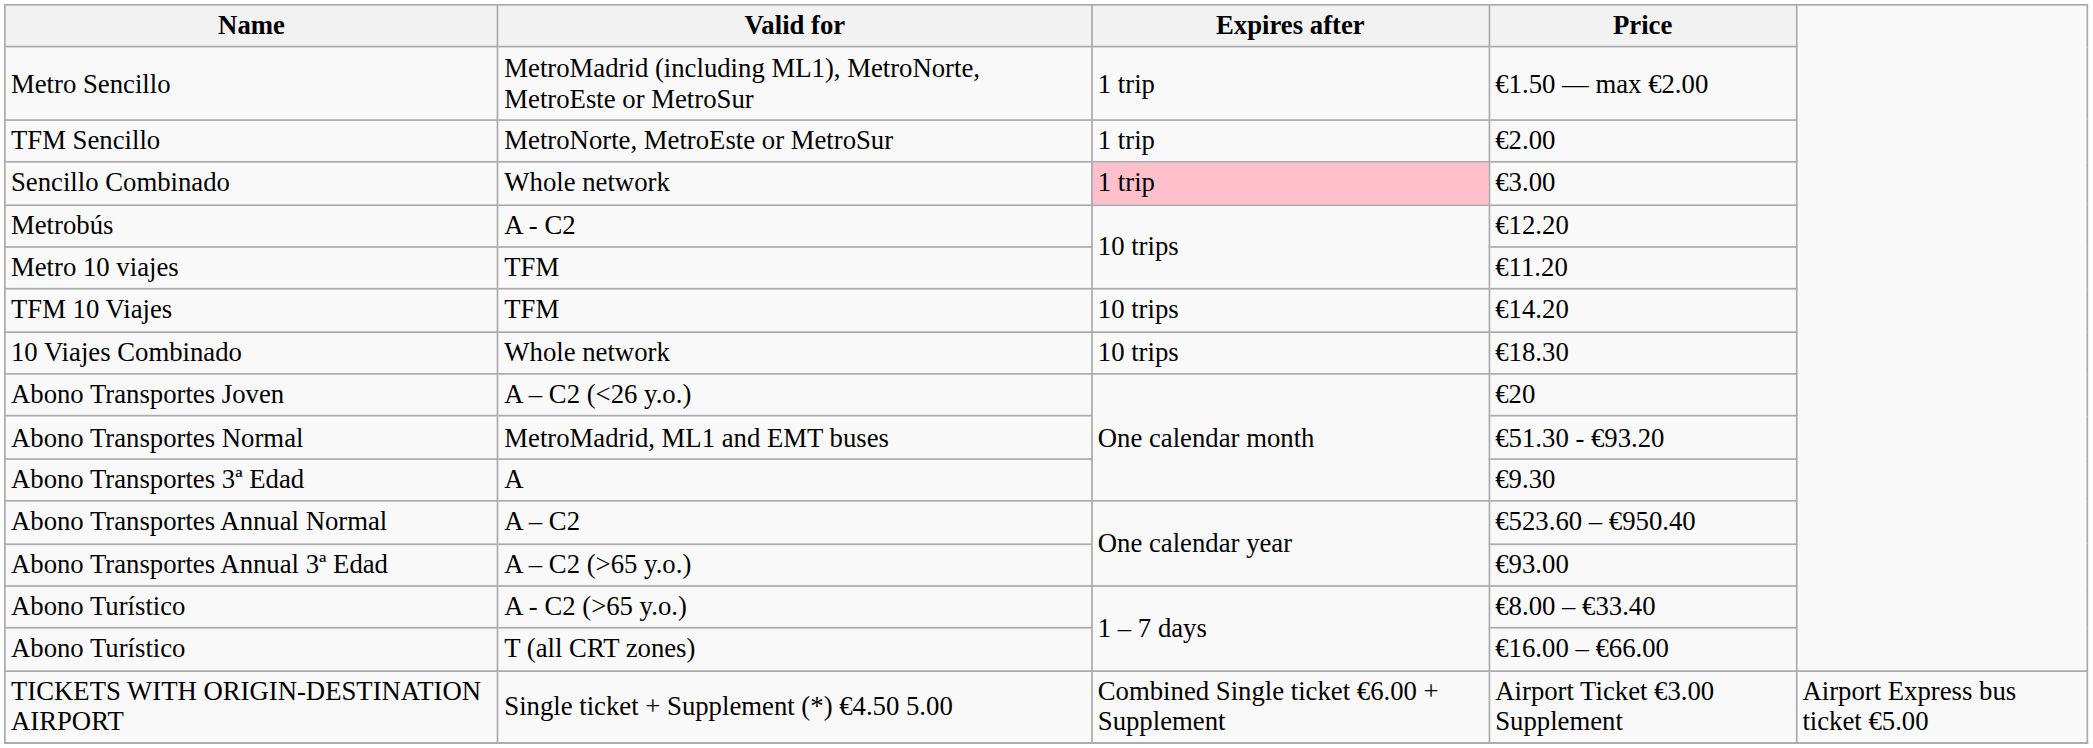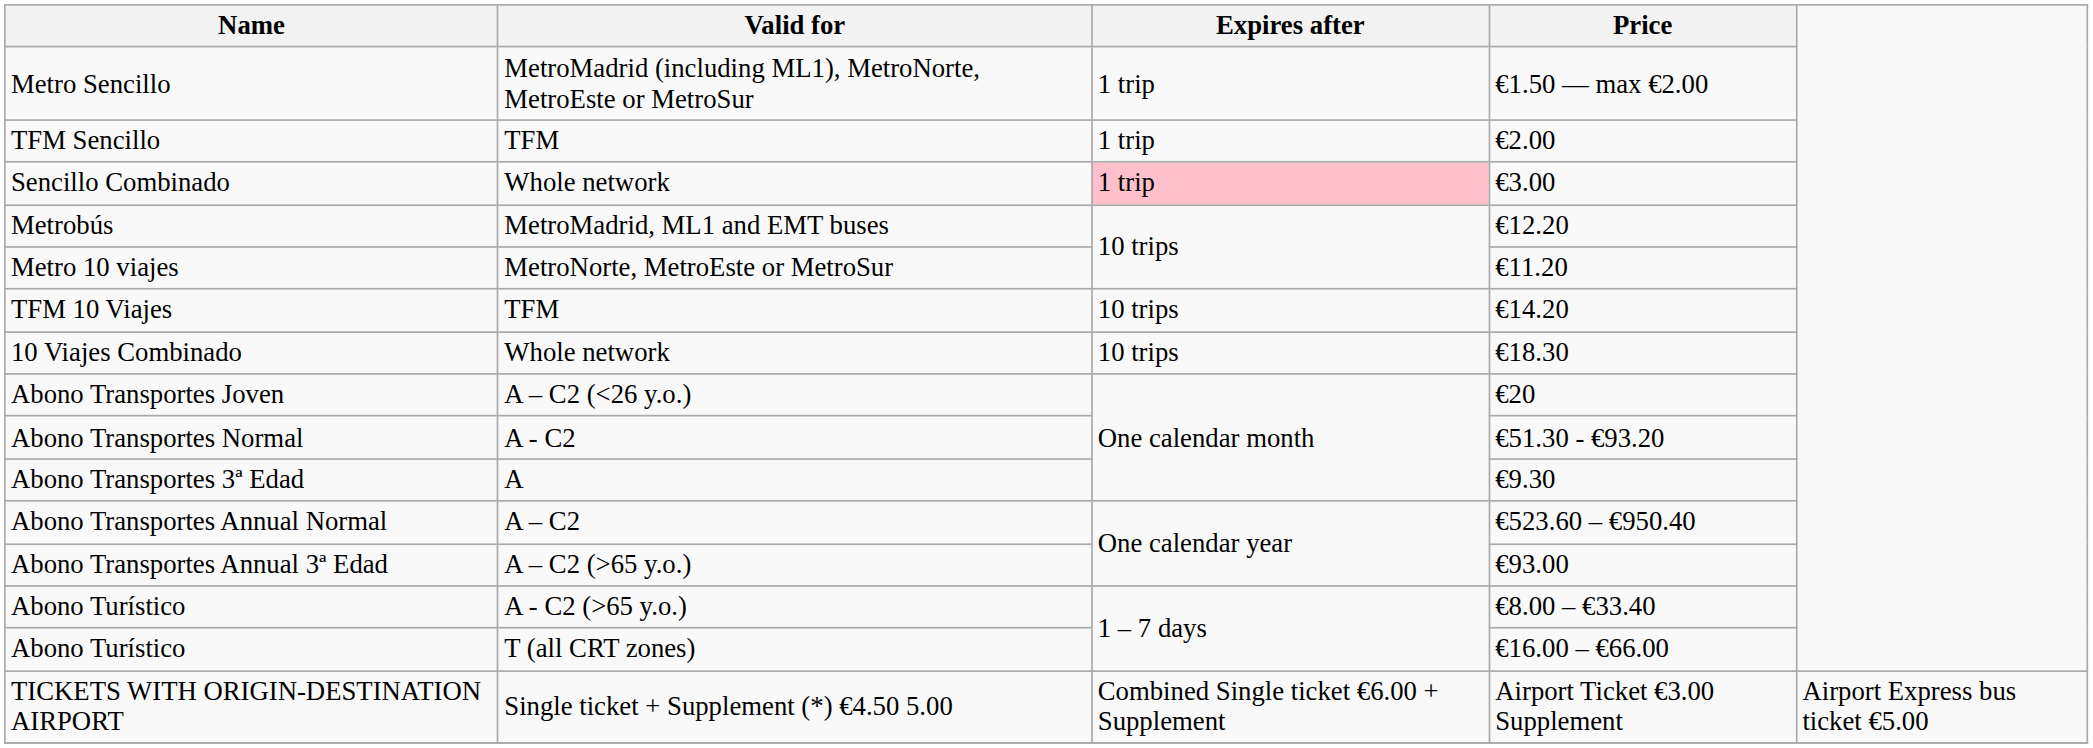(699, 140) MetroNorte, MetroEste or MetroSur -> (532, 140) TFM
(540, 225) A - C2 -> (697, 225) MetroMadrid, ML1 and EMT buses
(532, 267) TFM -> (699, 267) MetroNorte, MetroEste or MetroSur
(697, 437) MetroMadrid, ML1 and EMT buses -> (540, 437) A - C2
